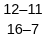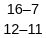rows swapped: (23, 29) <-> (23, 9)
